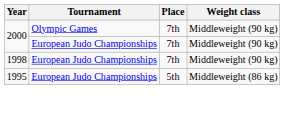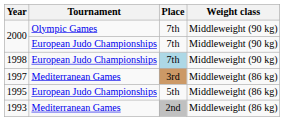(173, 60) no background -> (173, 60) lightblue background
+ row: (17, 76)
+ row: (17, 108)
